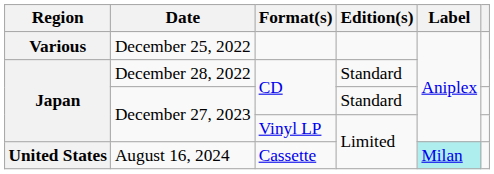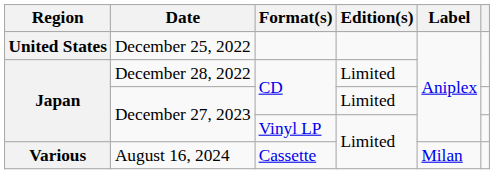(58, 45) Various -> (58, 45) United States
(371, 73) Standard -> (368, 73) Limited
(371, 100) Standard -> (368, 100) Limited
(58, 155) United States -> (58, 155) Various
(442, 155) paleturquoise background -> (442, 155) no background
